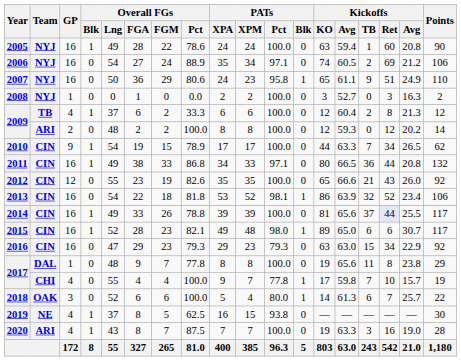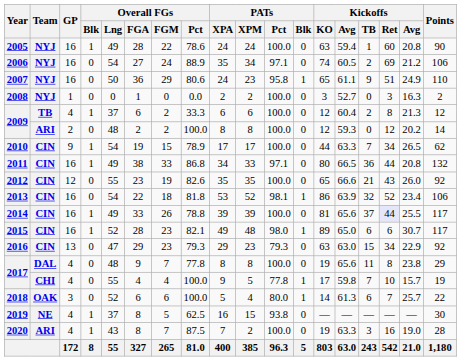(70, 247) 16 -> (70, 247) 13
(70, 264) 1 -> (70, 264) 4
(250, 280) 7 -> (250, 280) 5
(250, 331) 7 -> (250, 331) 2
